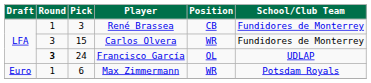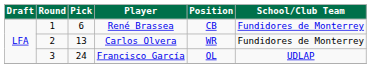(81, 27) 3 -> (81, 27) 6
(52, 42) 3 -> (52, 42) 2
(81, 42) 15 -> (81, 42) 13
(52, 56) bold -> (52, 56) normal
- row: (141, 71)
